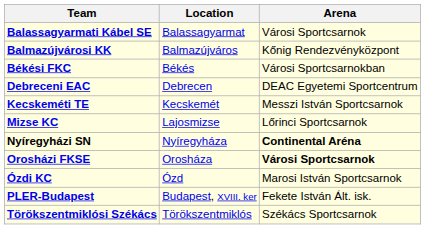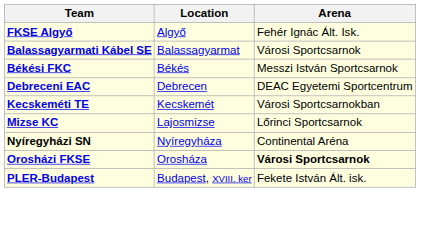+ row: (40, 31)
- row: (59, 50)
(323, 68) Városi Sportcsarnokban -> (327, 68) Messzi István Sportcsarnok
(332, 104) Messzi István Sportcsarnok -> (318, 104) Városi Sportcsarnokban
(311, 141) bold -> (303, 141) normal
- row: (29, 178)
- row: (82, 214)
